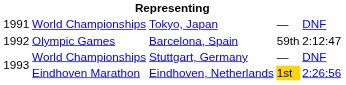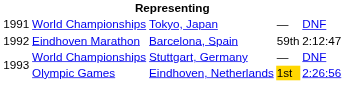(74, 41) Olympic Games -> (86, 41) Eindhoven Marathon
(86, 73) Eindhoven Marathon -> (74, 73) Olympic Games
